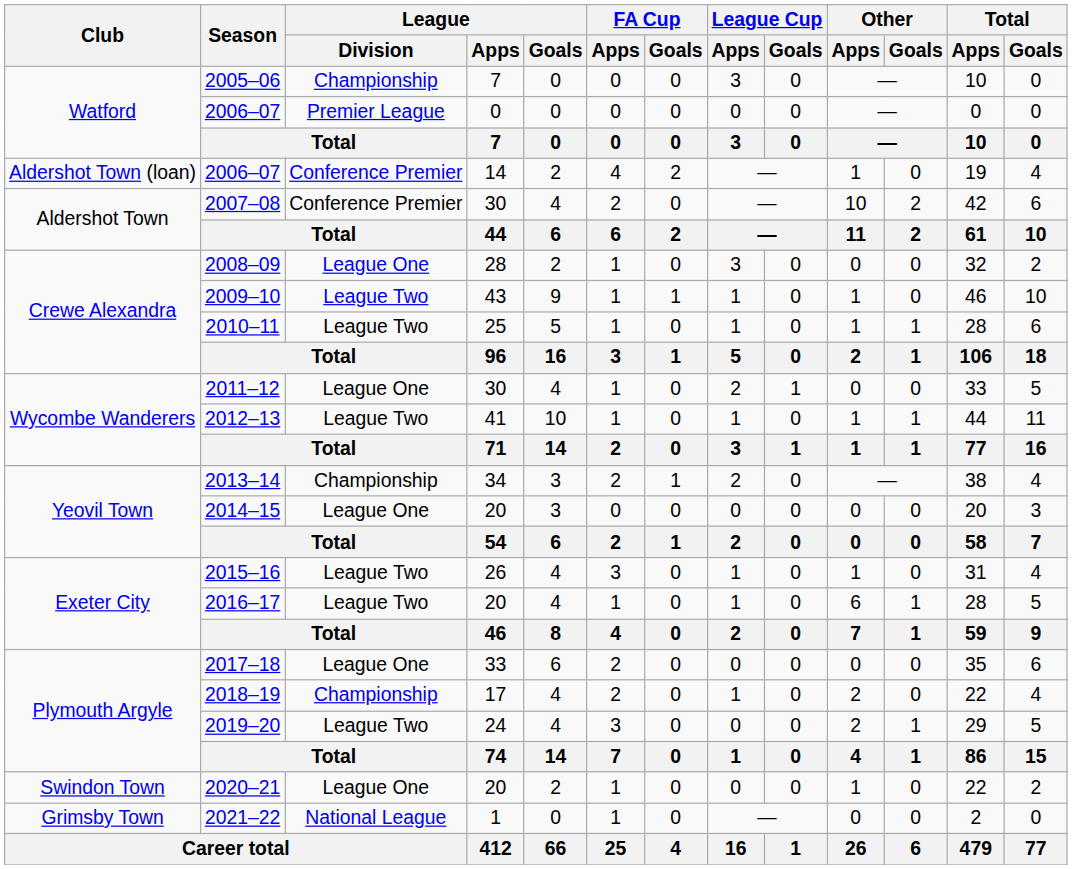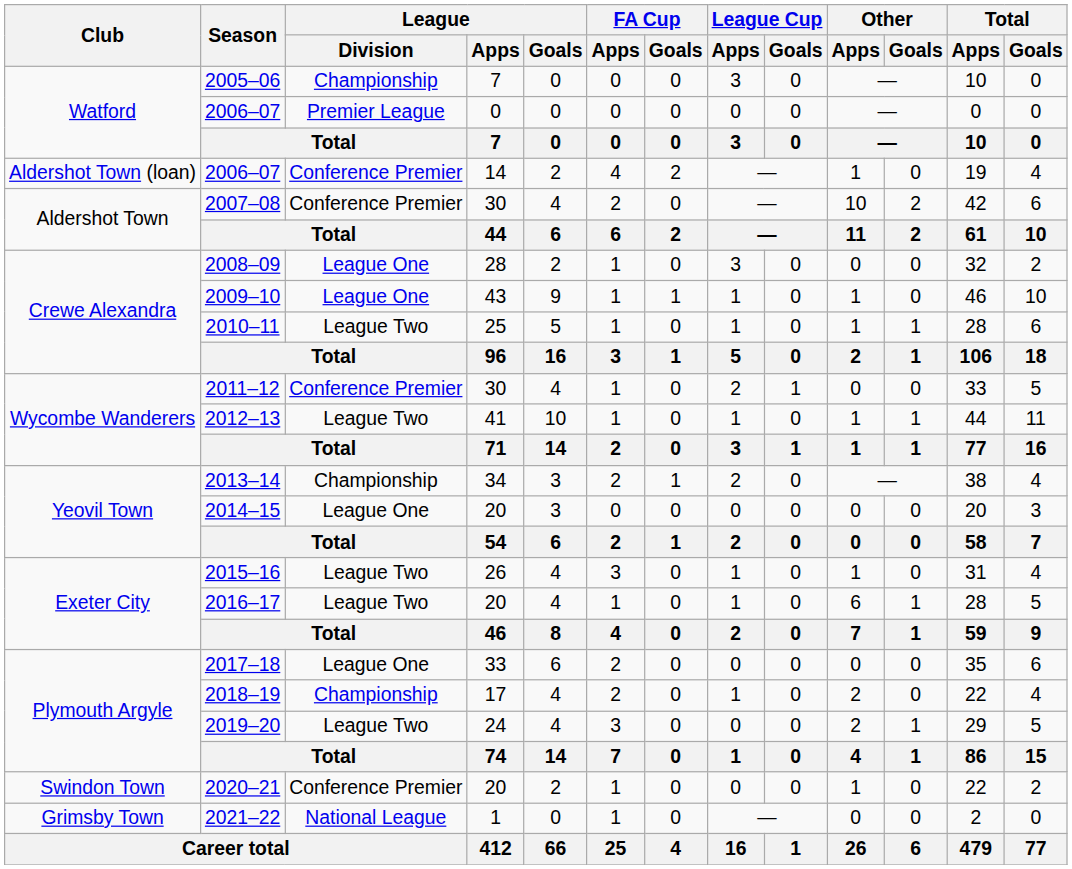(376, 296) League Two -> (376, 296) League One
(376, 388) League One -> (376, 388) Conference Premier
(376, 787) League One -> (376, 787) Conference Premier
